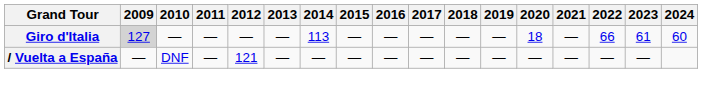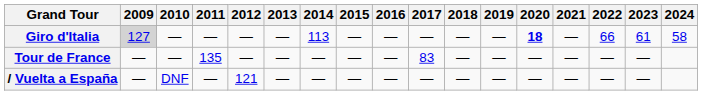(535, 36) normal -> (535, 36) bold
(679, 36) 60 -> (679, 36) 58
+ row: (63, 57)
